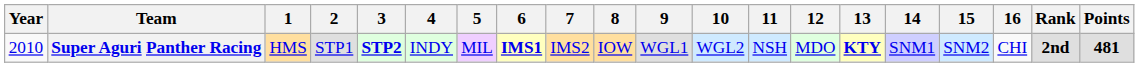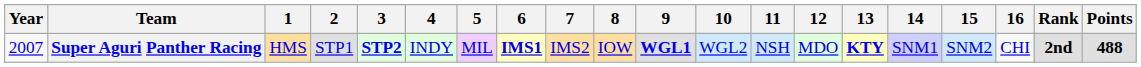(26, 47) 2010 -> (26, 47) 2007
(664, 47) normal -> (666, 47) bold
(1107, 47) 481 -> (1110, 47) 488
